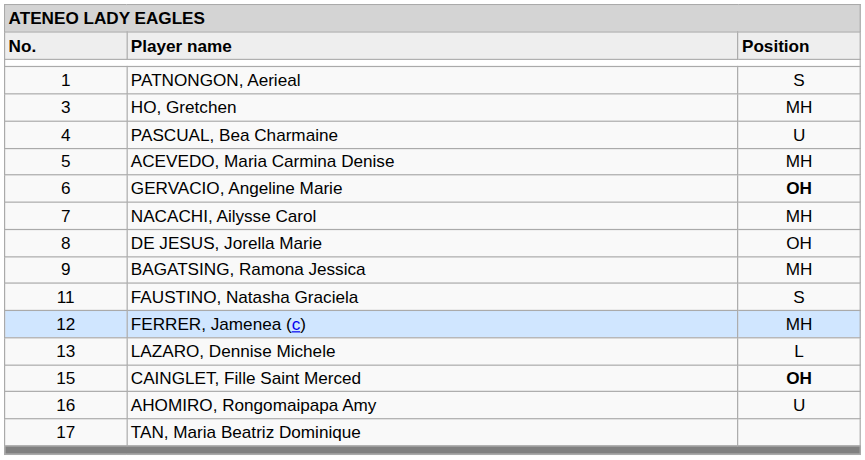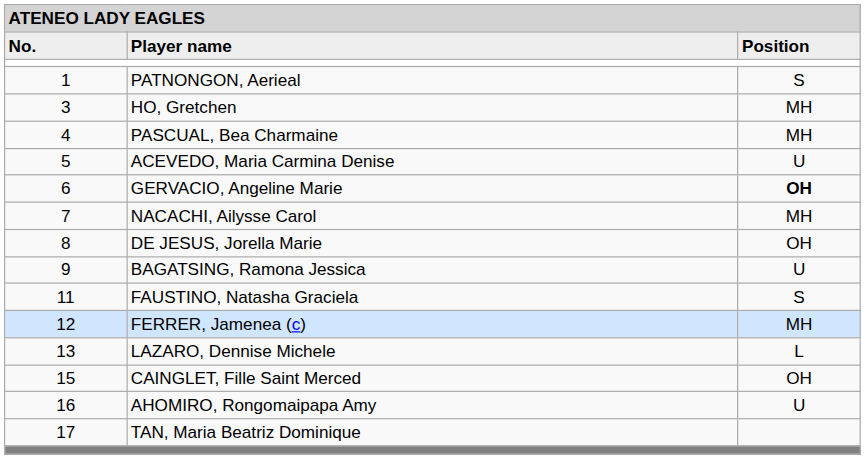(799, 135) U -> (799, 135) MH
(799, 162) MH -> (799, 162) U
(799, 270) MH -> (799, 270) U
(799, 378) bold -> (799, 378) normal
